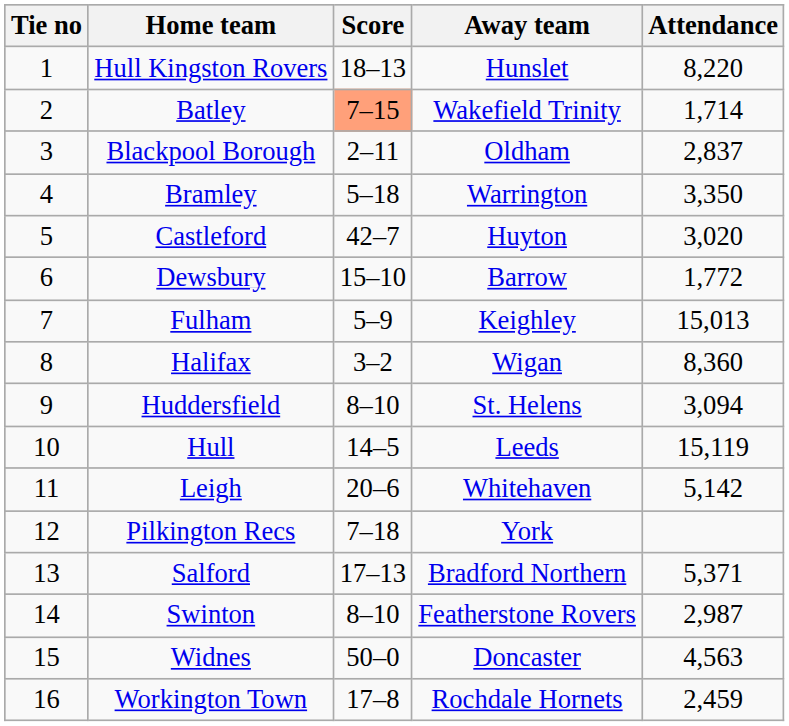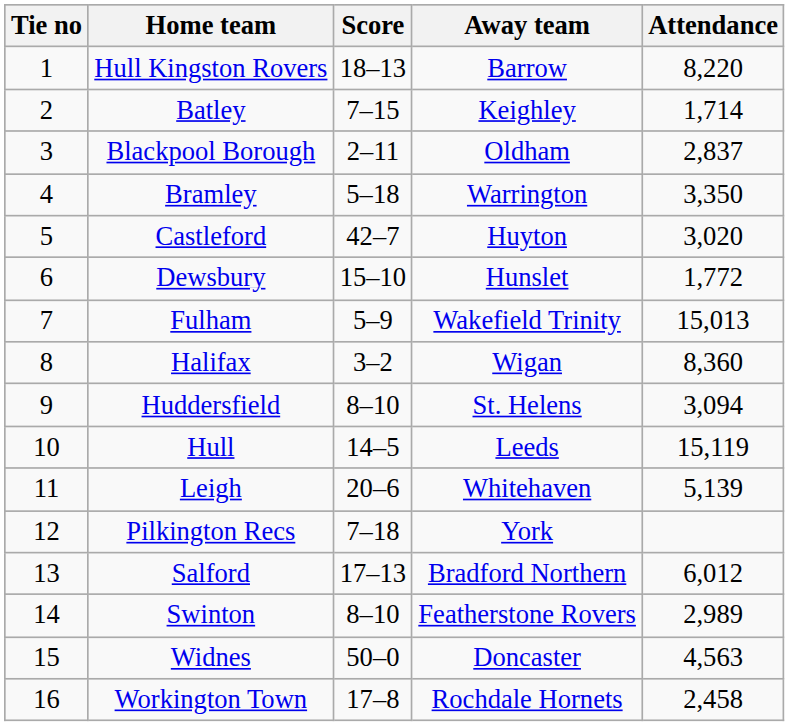(527, 67) Hunslet -> (527, 67) Barrow
(373, 109) lightsalmon background -> (373, 109) no background
(527, 109) Wakefield Trinity -> (527, 109) Keighley
(527, 278) Barrow -> (527, 278) Hunslet
(527, 320) Keighley -> (527, 320) Wakefield Trinity
(713, 488) 5,142 -> (713, 488) 5,139
(713, 573) 5,371 -> (713, 573) 6,012
(713, 615) 2,987 -> (713, 615) 2,989
(713, 699) 2,459 -> (713, 699) 2,458
